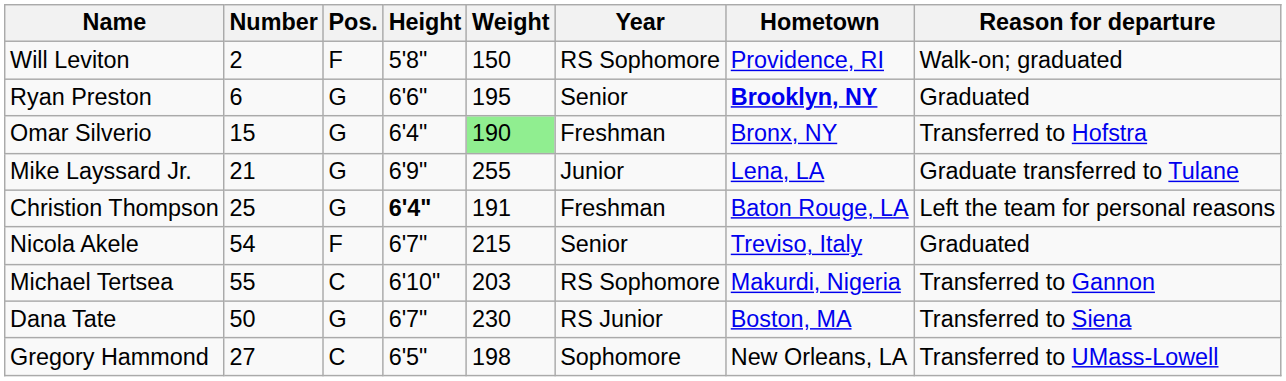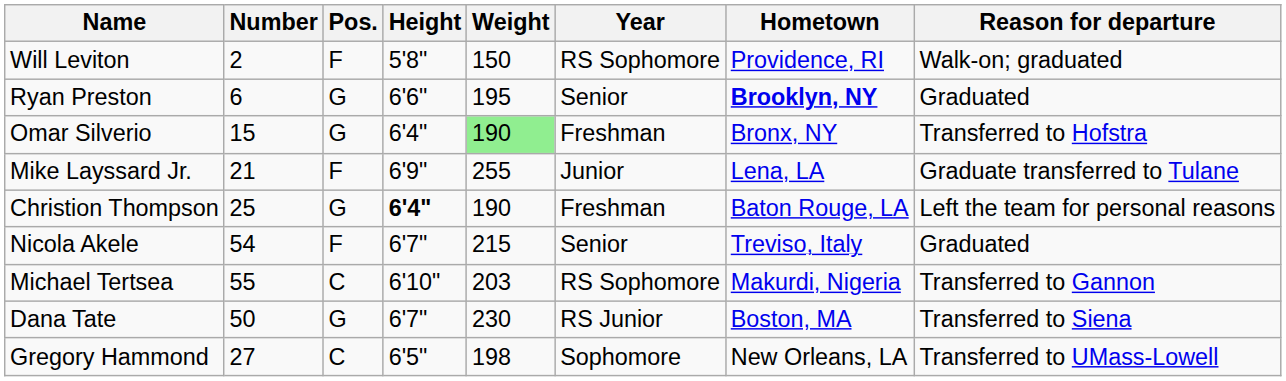(338, 171) G -> (336, 171) F
(492, 208) 191 -> (492, 208) 190
